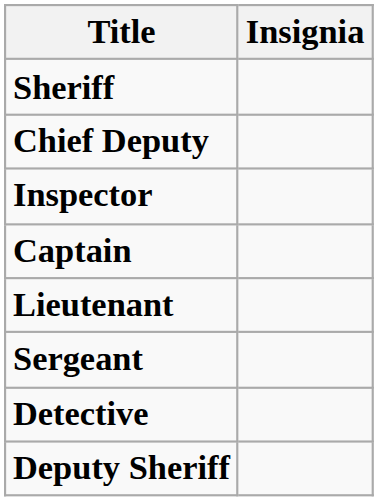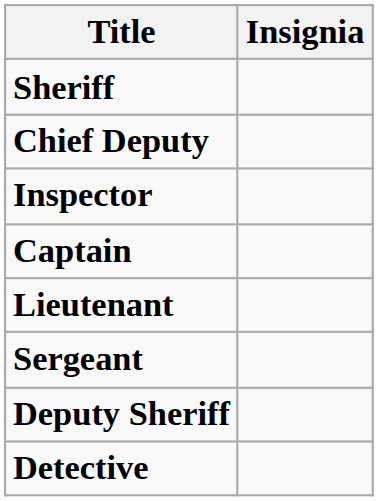rows swapped: (81, 413) <-> (121, 468)
